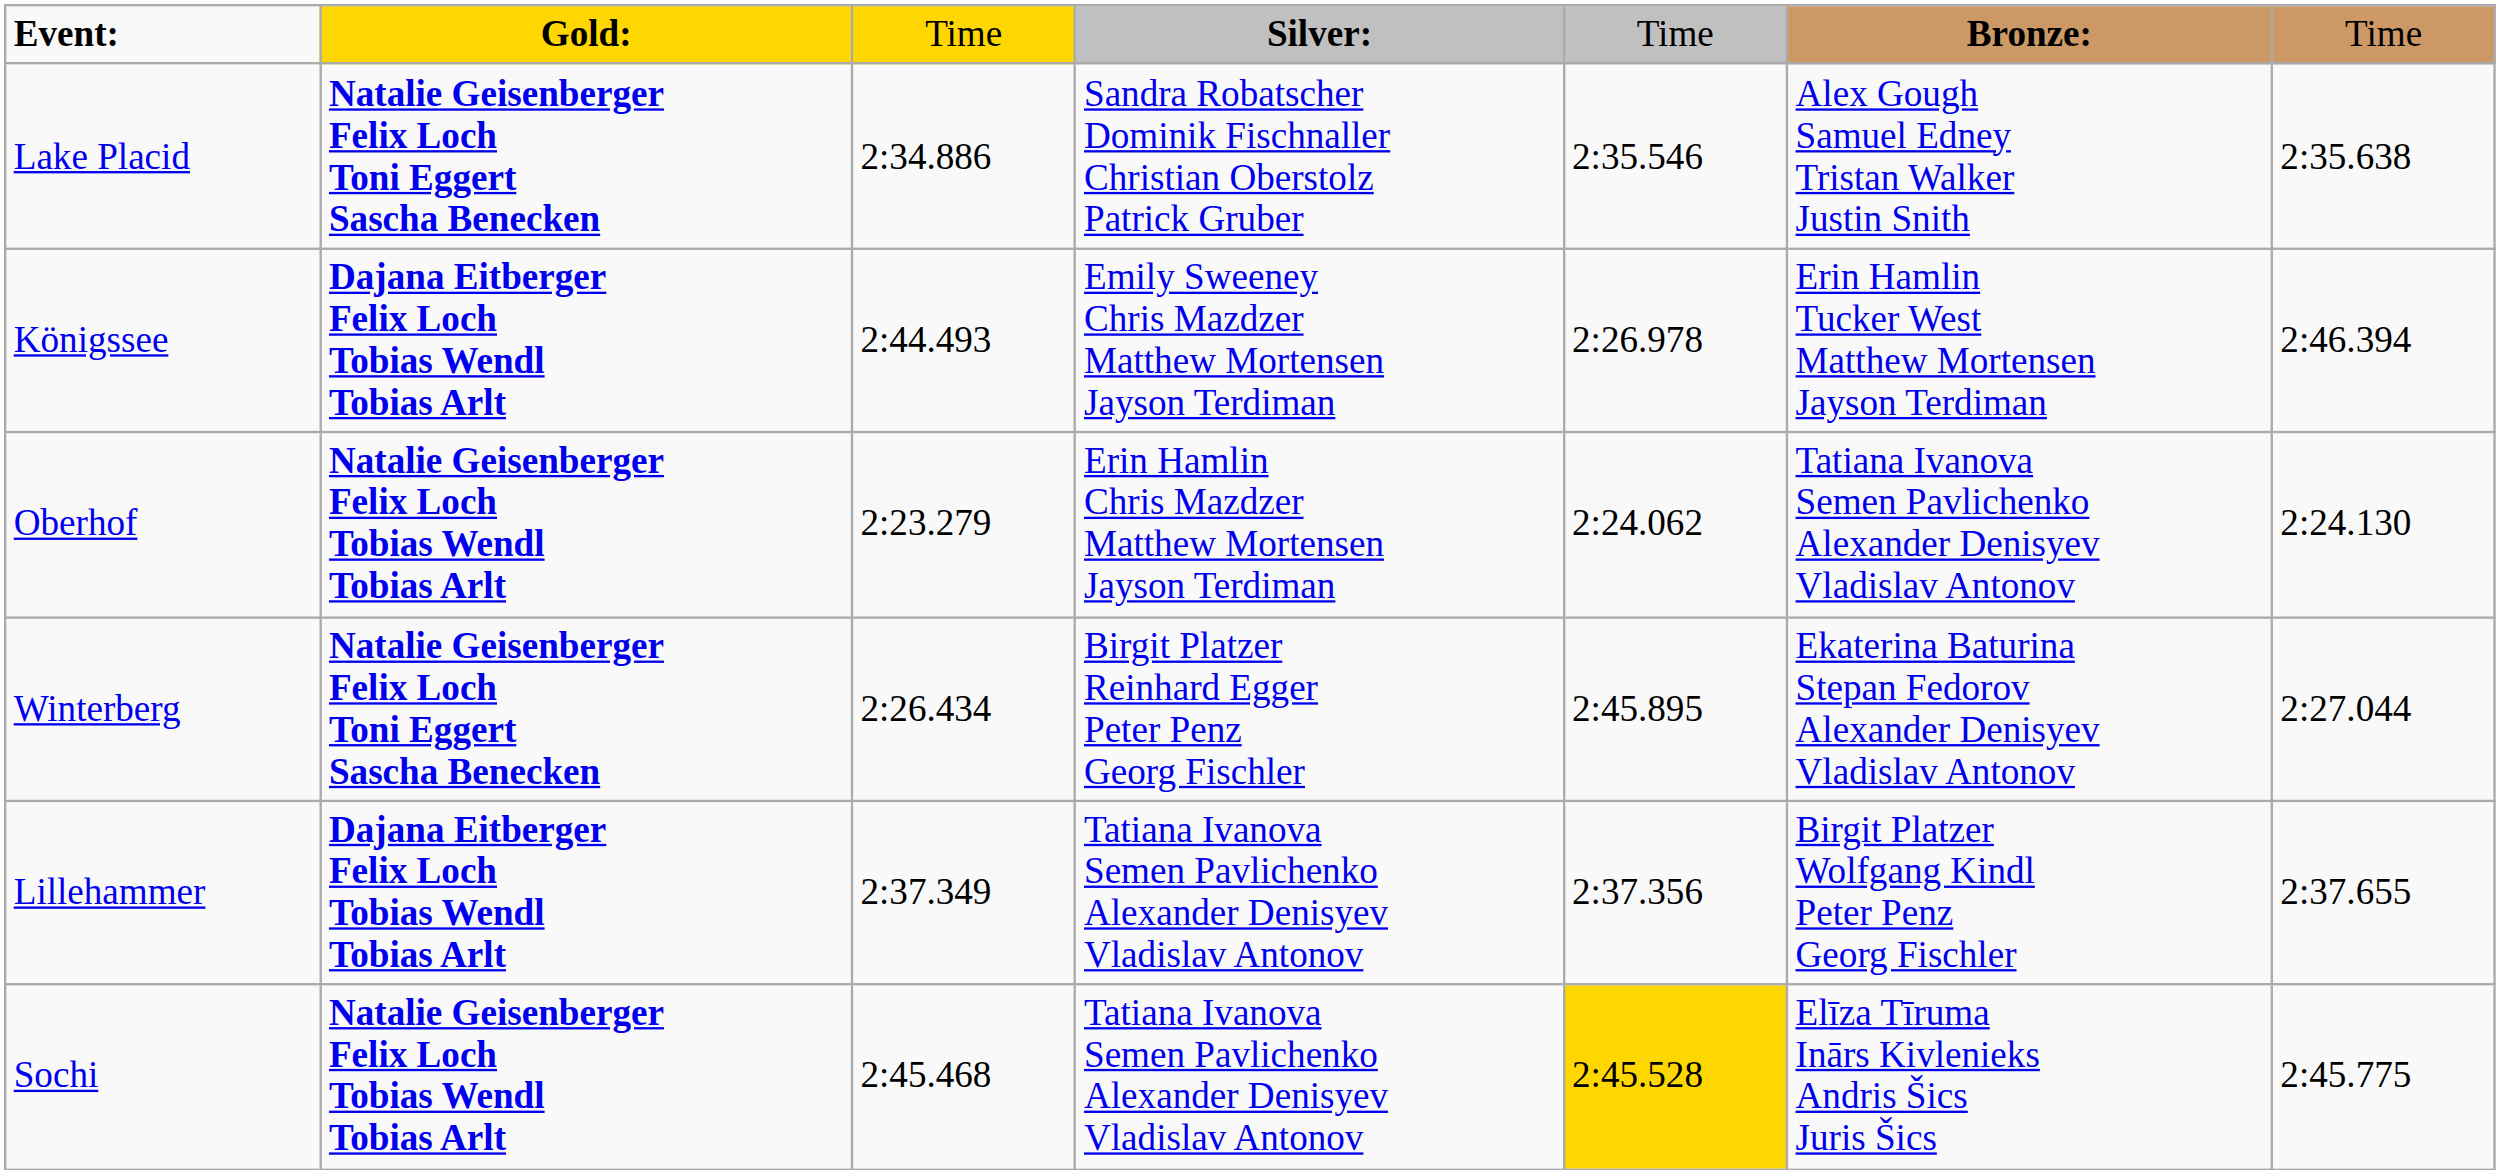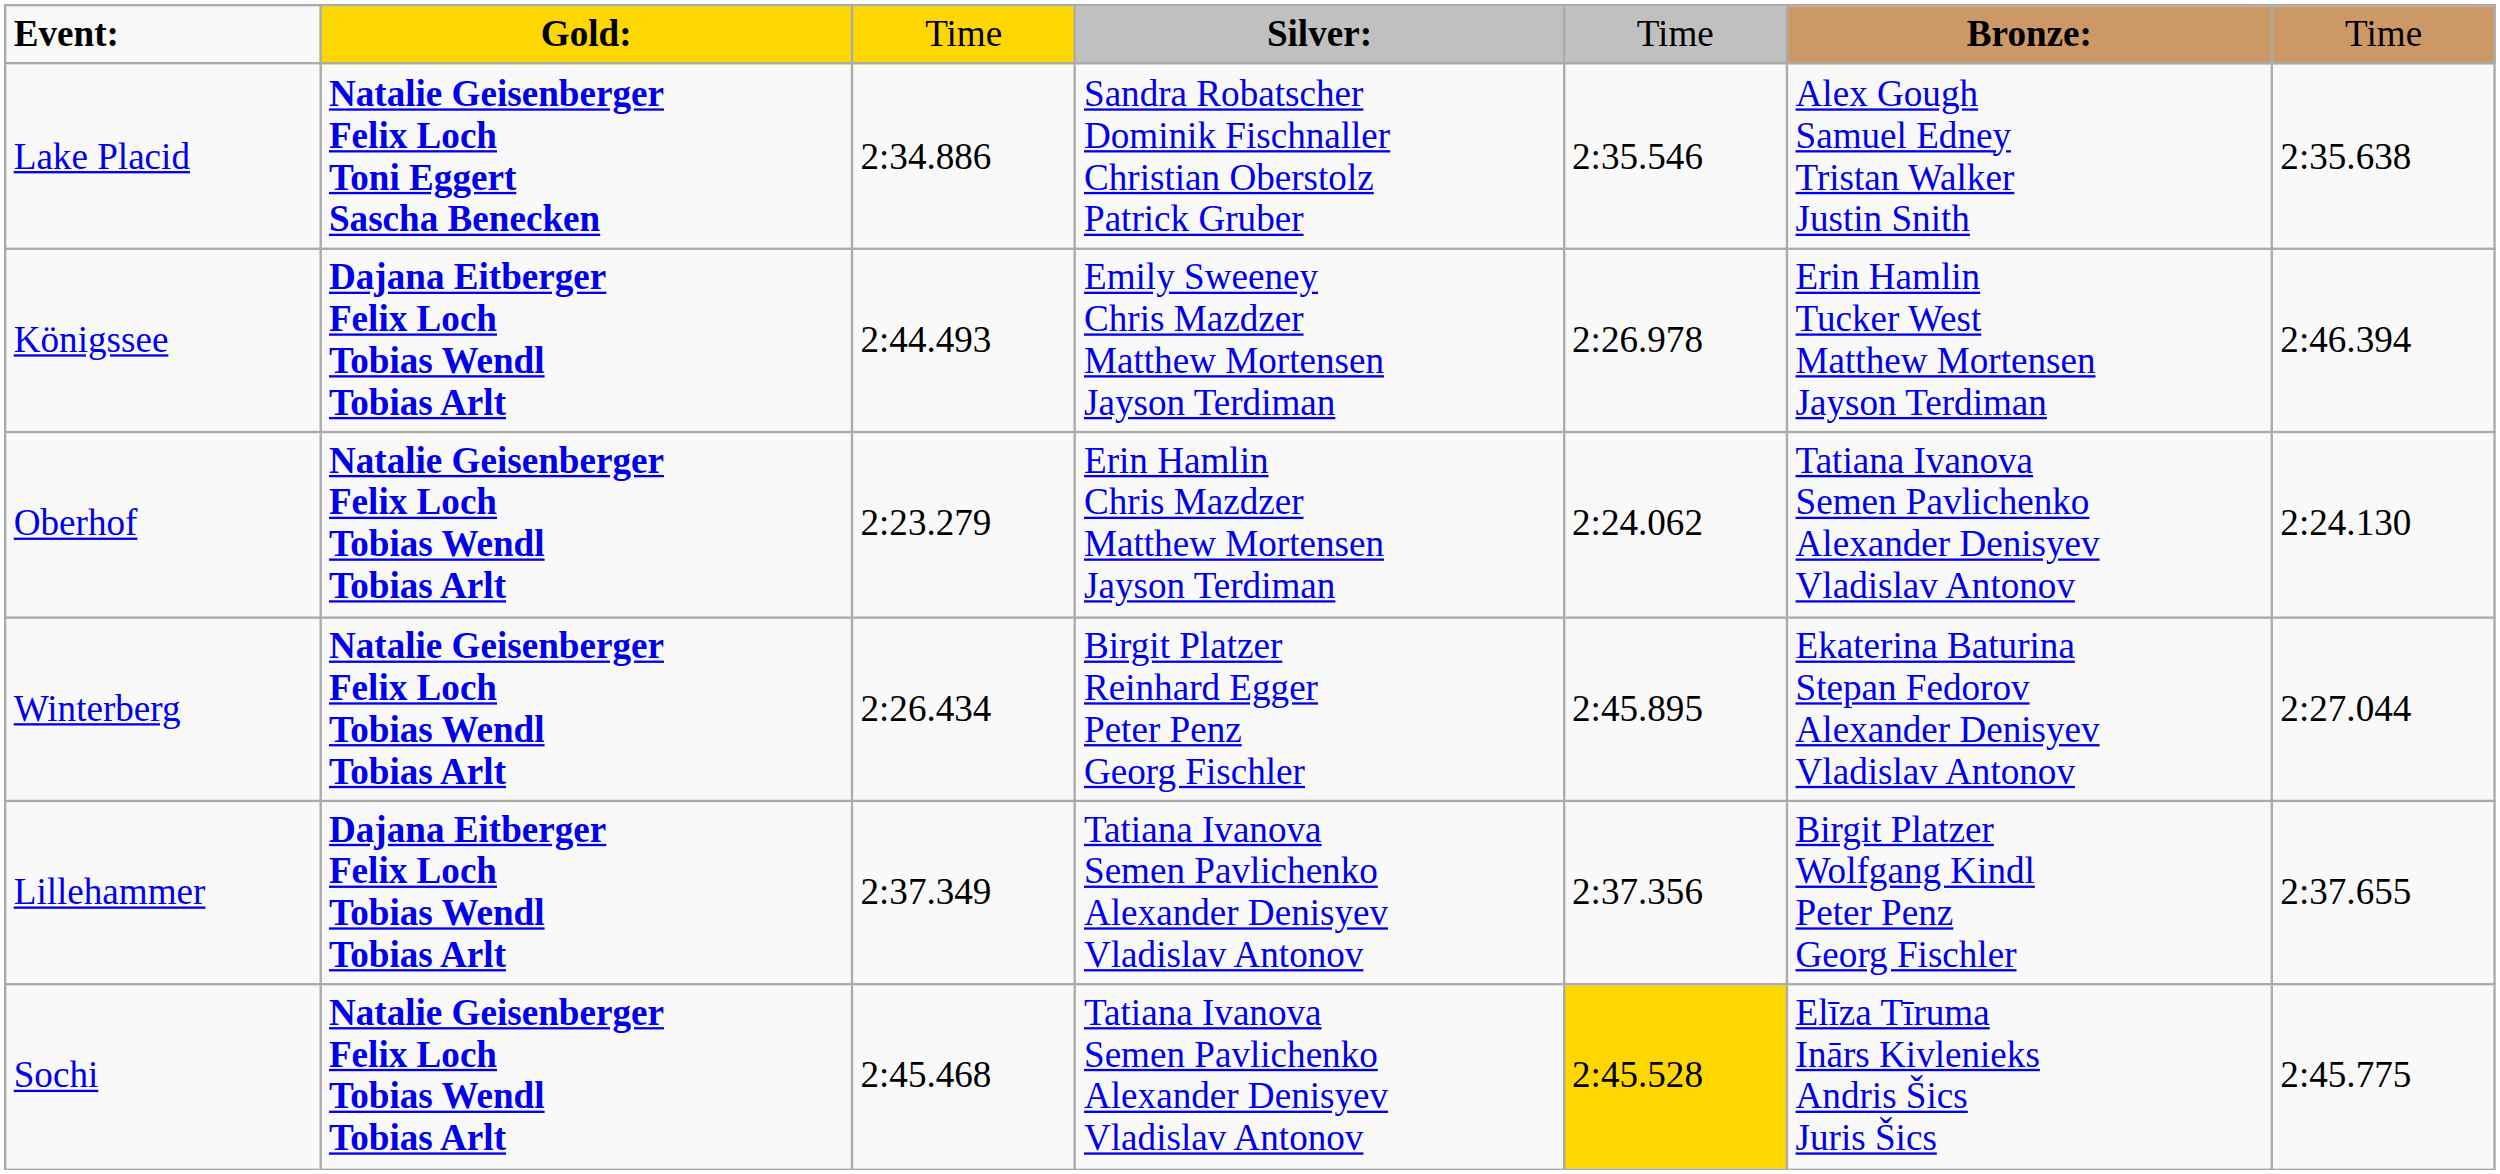(496, 707) Natalie Geisenberger Felix Loch Toni Eggert Sascha Benecken -> (496, 707) Natalie Geisenberger Felix Loch Tobias Wendl Tobias Arlt
